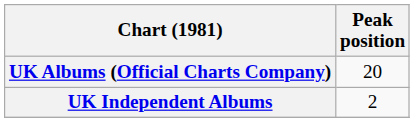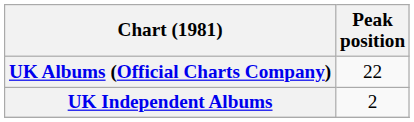(373, 71) 20 -> (373, 71) 22
